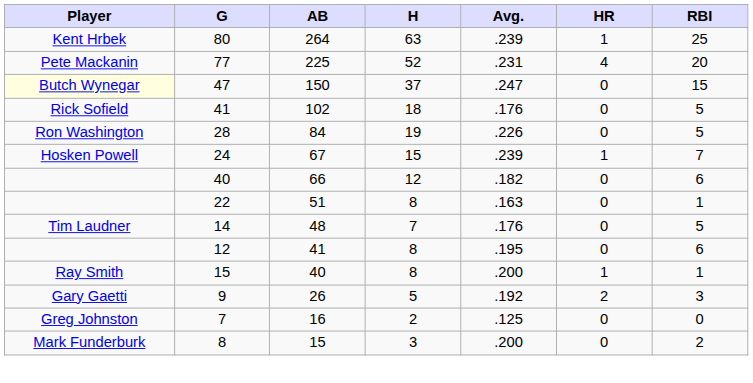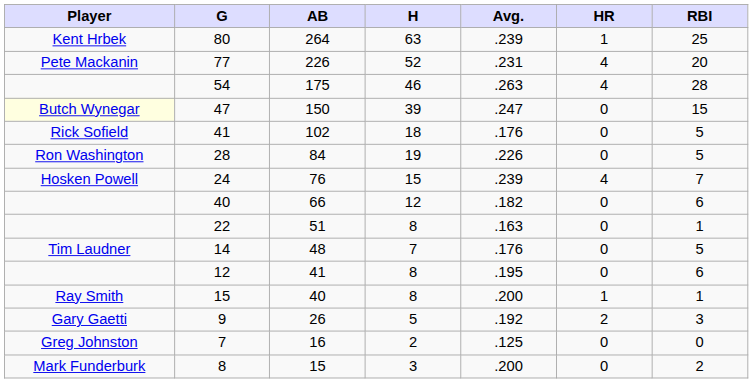(318, 62) 225 -> (318, 62) 226
+ row: (222, 86)
(413, 86) 37 -> (413, 109) 39
(318, 156) 67 -> (318, 179) 76
(604, 156) 1 -> (604, 179) 4
